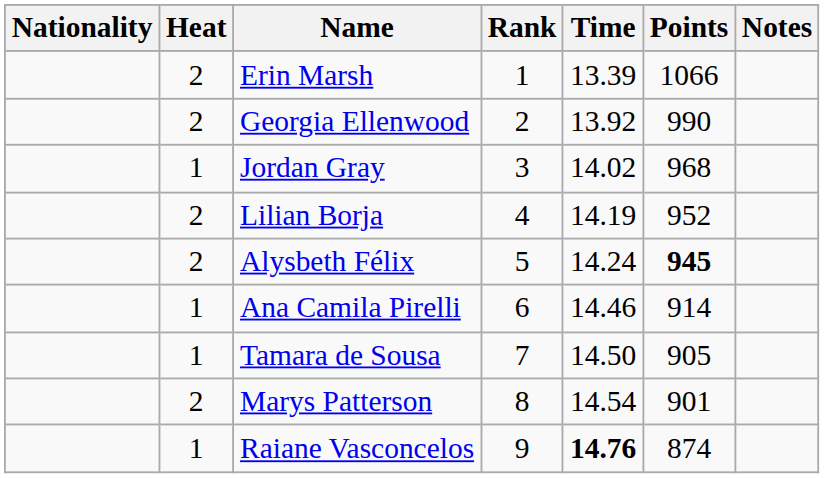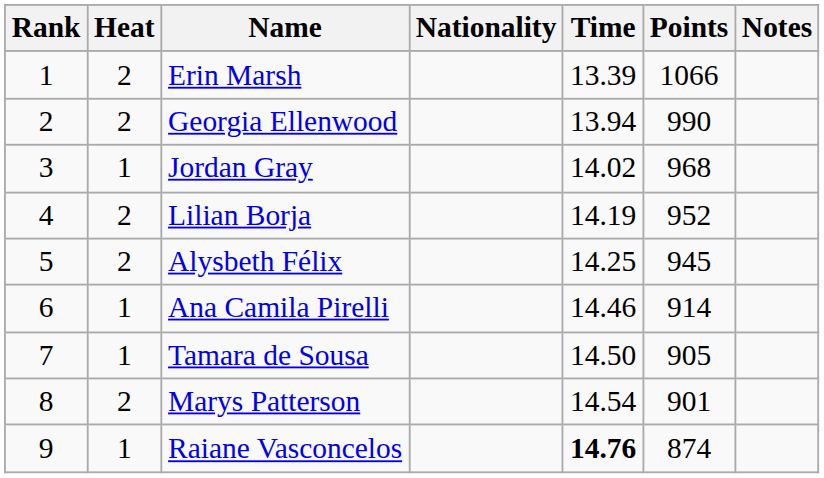columns swapped: (522, 27) <-> (82, 27)
(603, 121) 13.92 -> (603, 121) 13.94
(603, 261) 14.24 -> (603, 261) 14.25
(689, 261) bold -> (689, 261) normal
